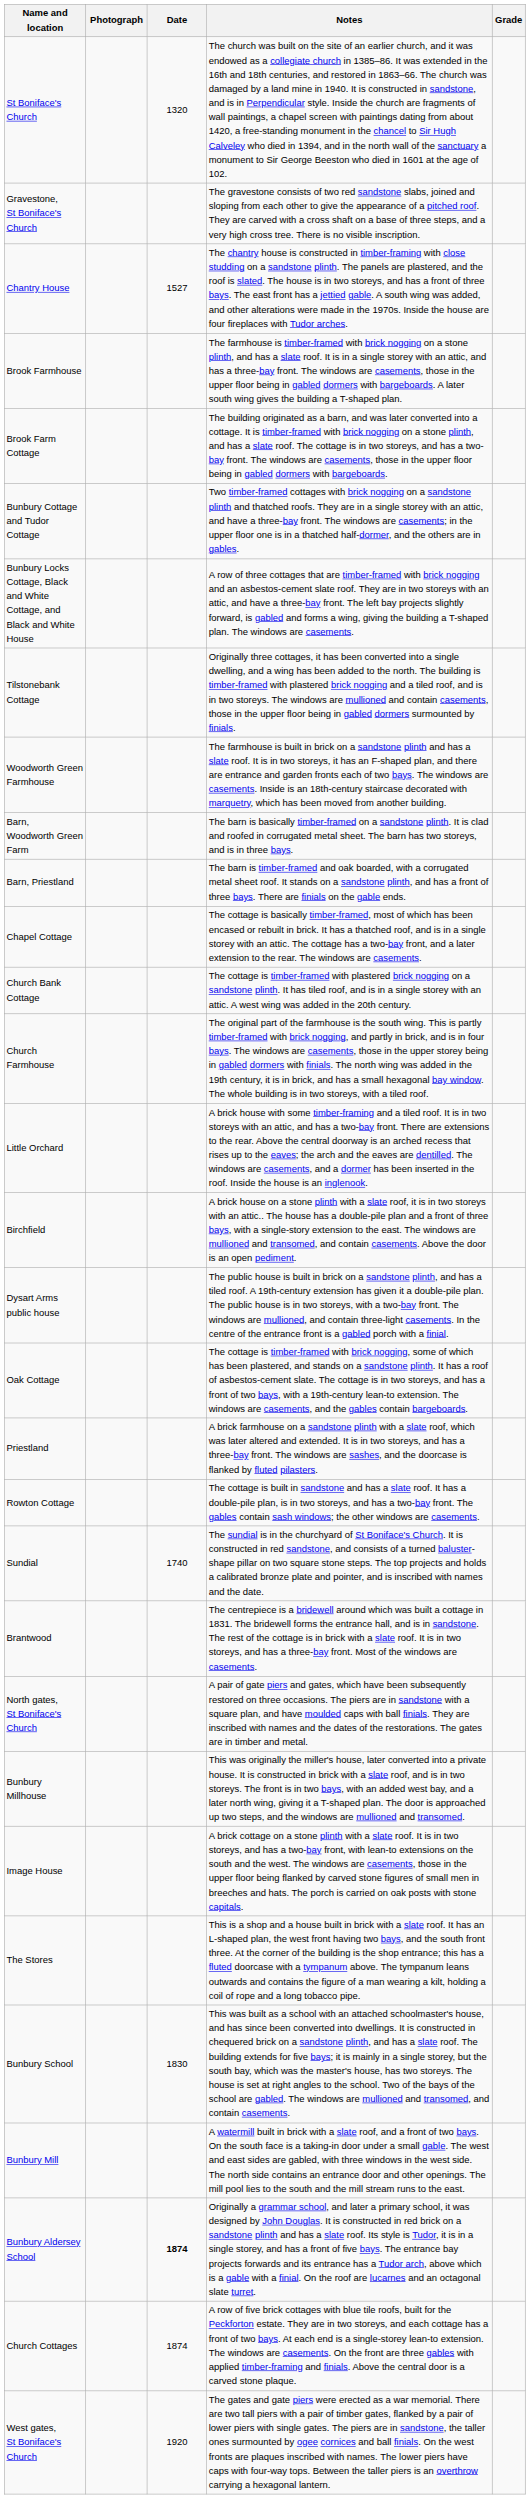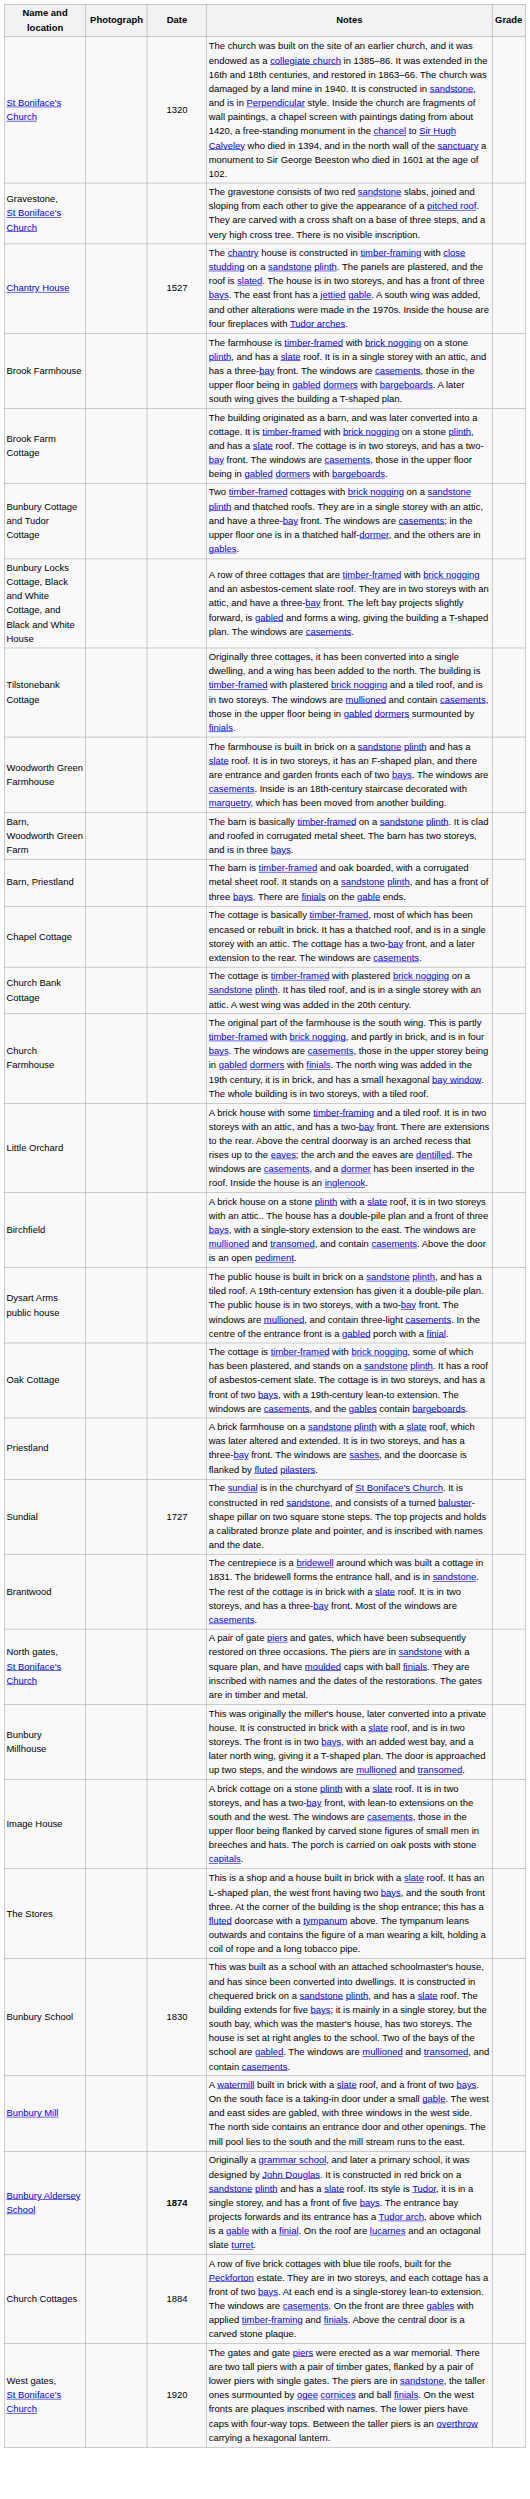- row: (40, 1502)
(177, 1563) 1740 -> (177, 1516) 1727
(177, 2346) 1874 -> (177, 2299) 1884
